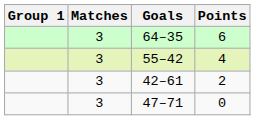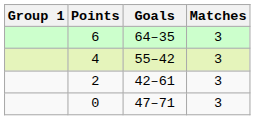columns swapped: (99, 16) <-> (222, 16)
